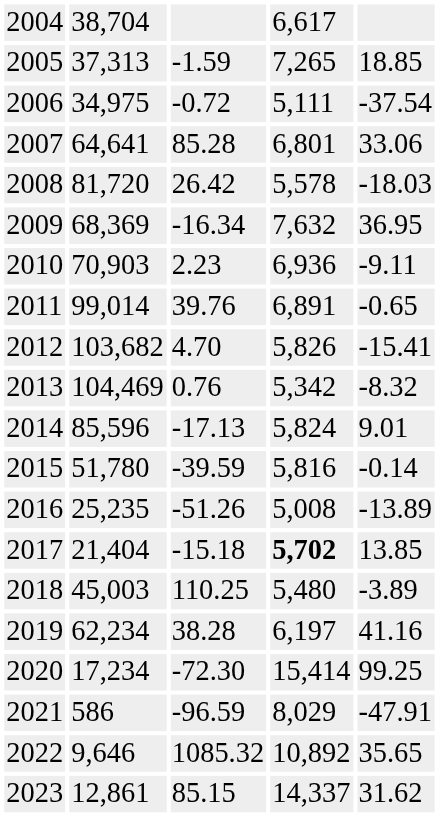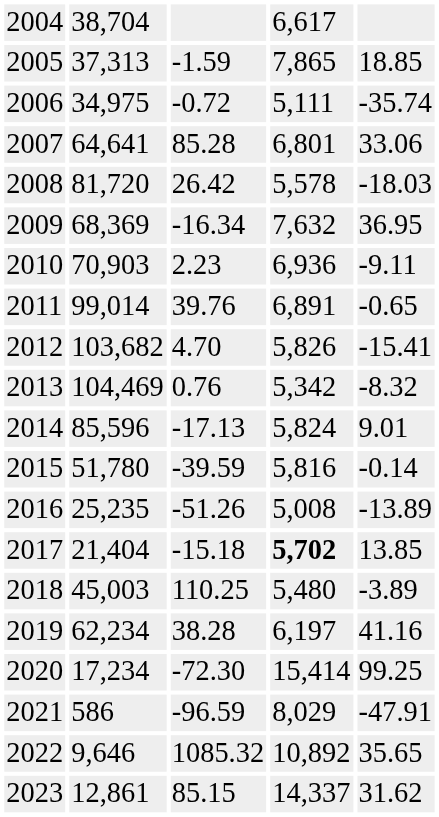(304, 62) 7,265 -> (304, 62) 7,865
(395, 103) -37.54 -> (395, 103) -35.74
